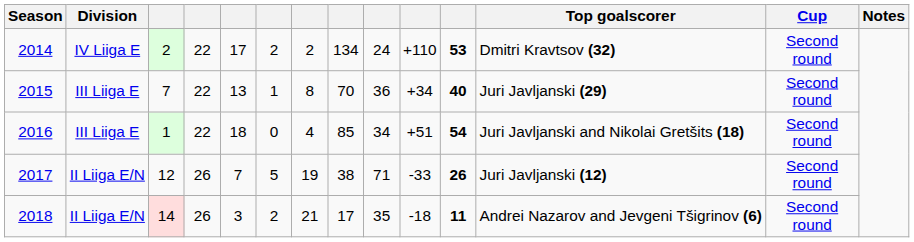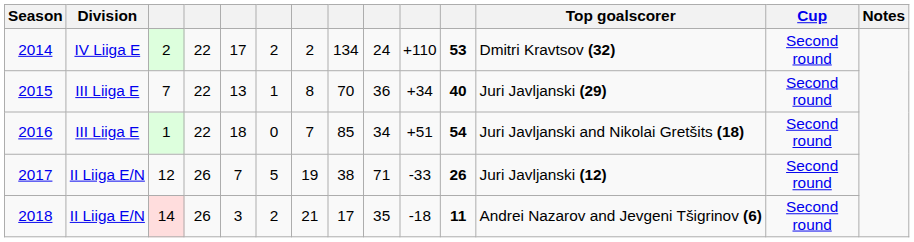(310, 132) 4 -> (310, 132) 7
